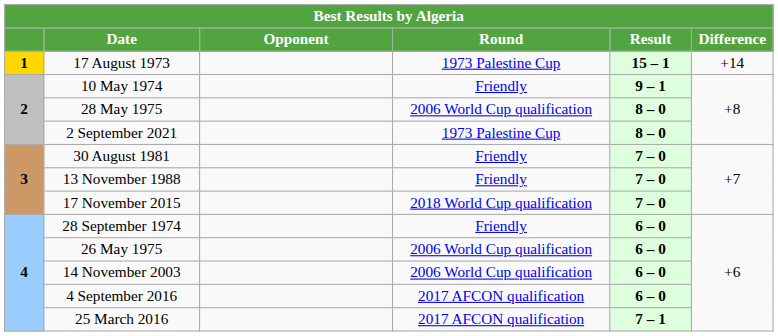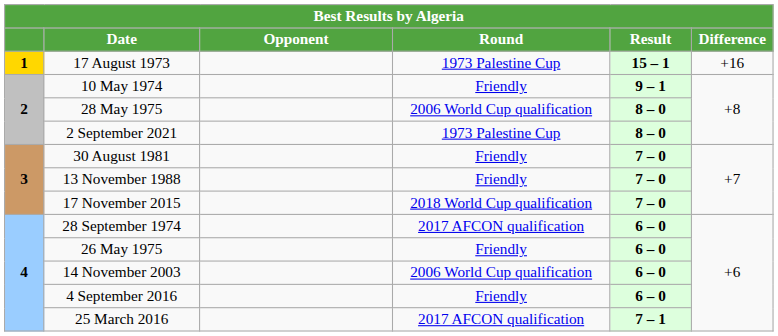(732, 62) +14 -> (732, 62) +16
(501, 226) Friendly -> (501, 226) 2017 AFCON qualification
(501, 249) 2006 World Cup qualification -> (501, 249) Friendly
(501, 295) 2017 AFCON qualification -> (501, 295) Friendly
